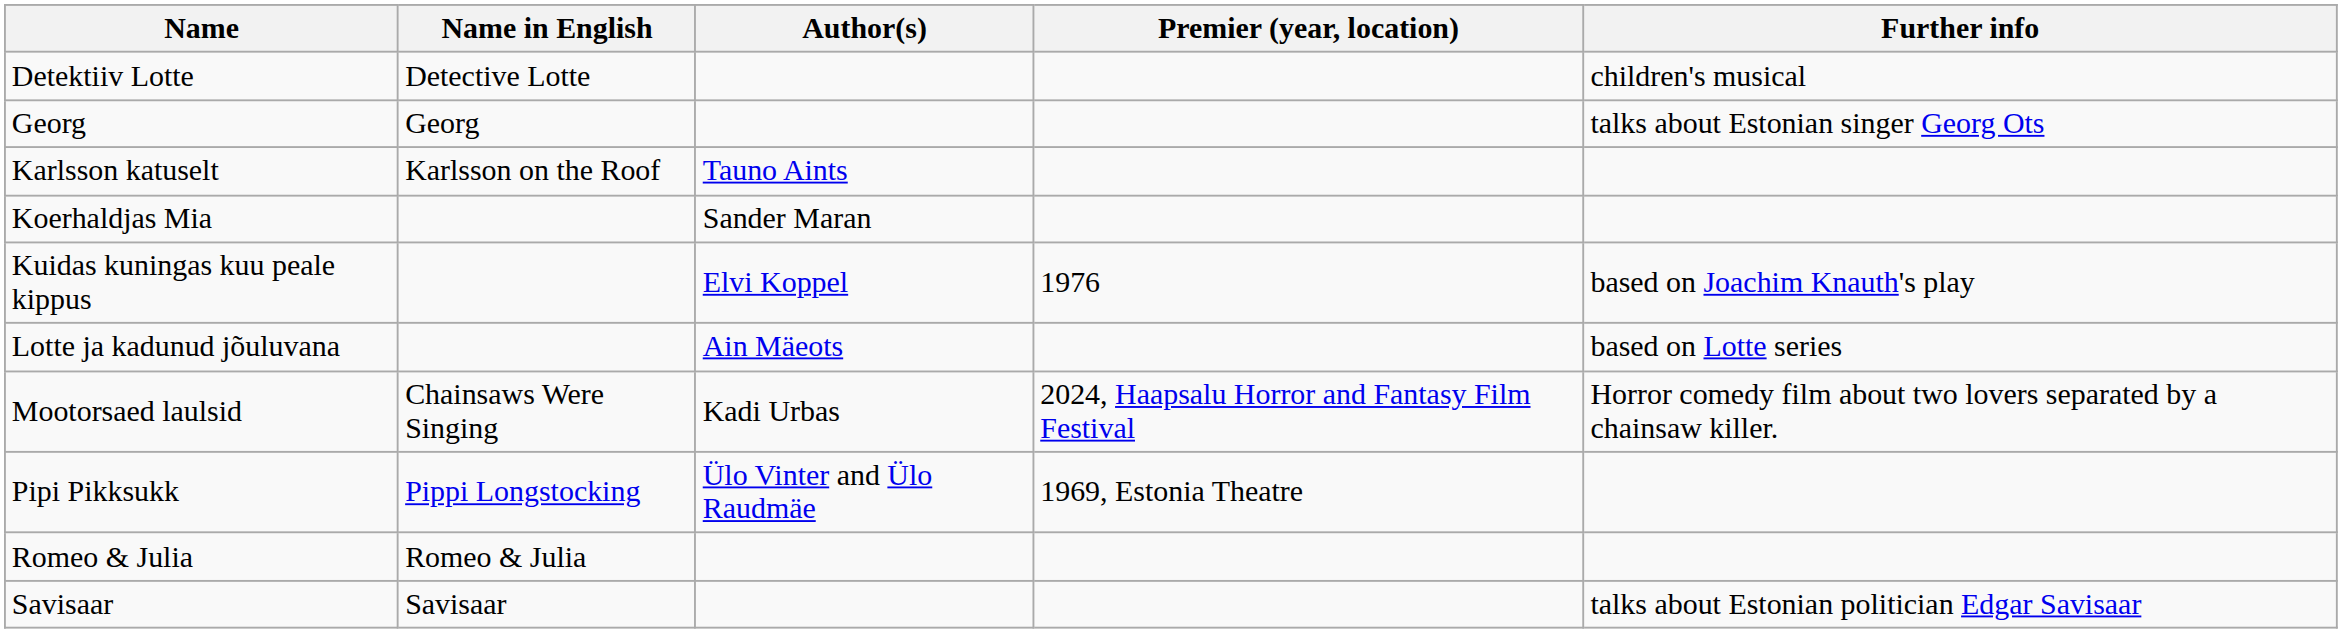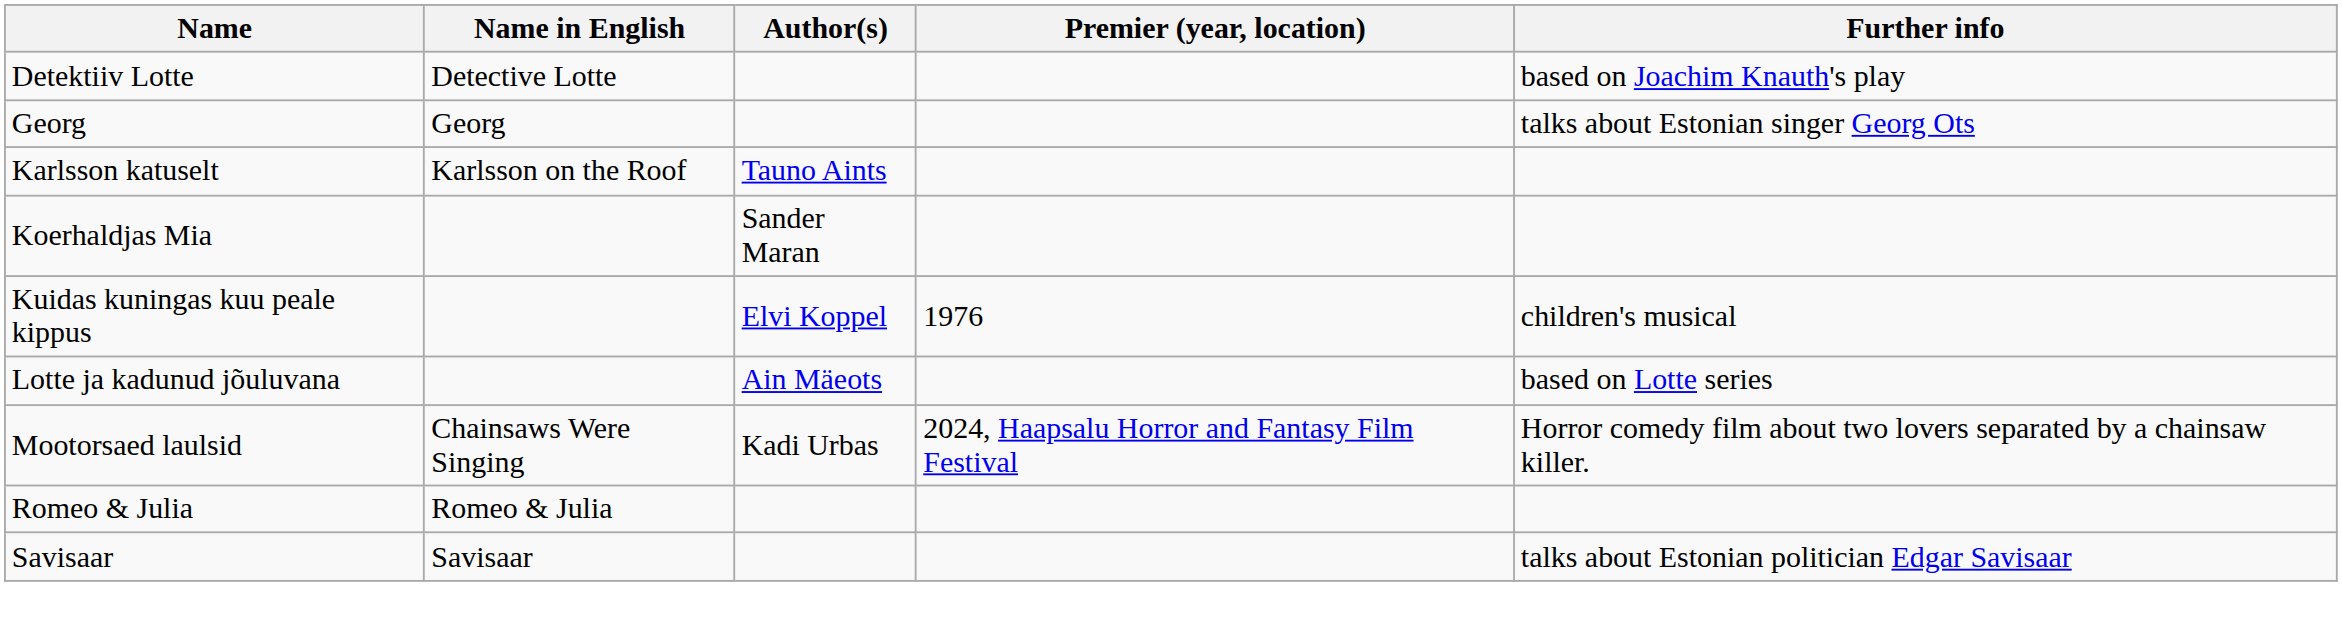(1698, 75) children's musical -> (1713, 75) based on Joachim Knauth's play
(1783, 282) based on Joachim Knauth's play -> (1629, 315) children's musical
- row: (95, 491)
